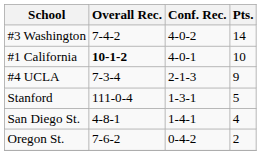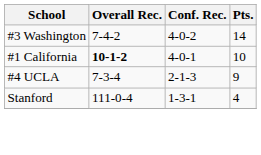(236, 98) 5 -> (236, 98) 4
- row: (44, 118)
- row: (36, 139)
